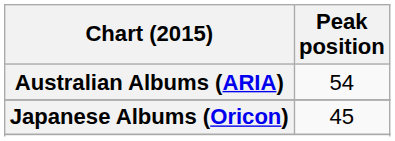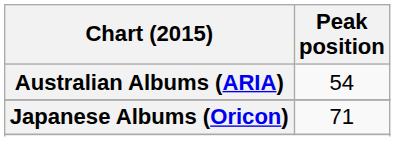(342, 116) 45 -> (342, 116) 71
